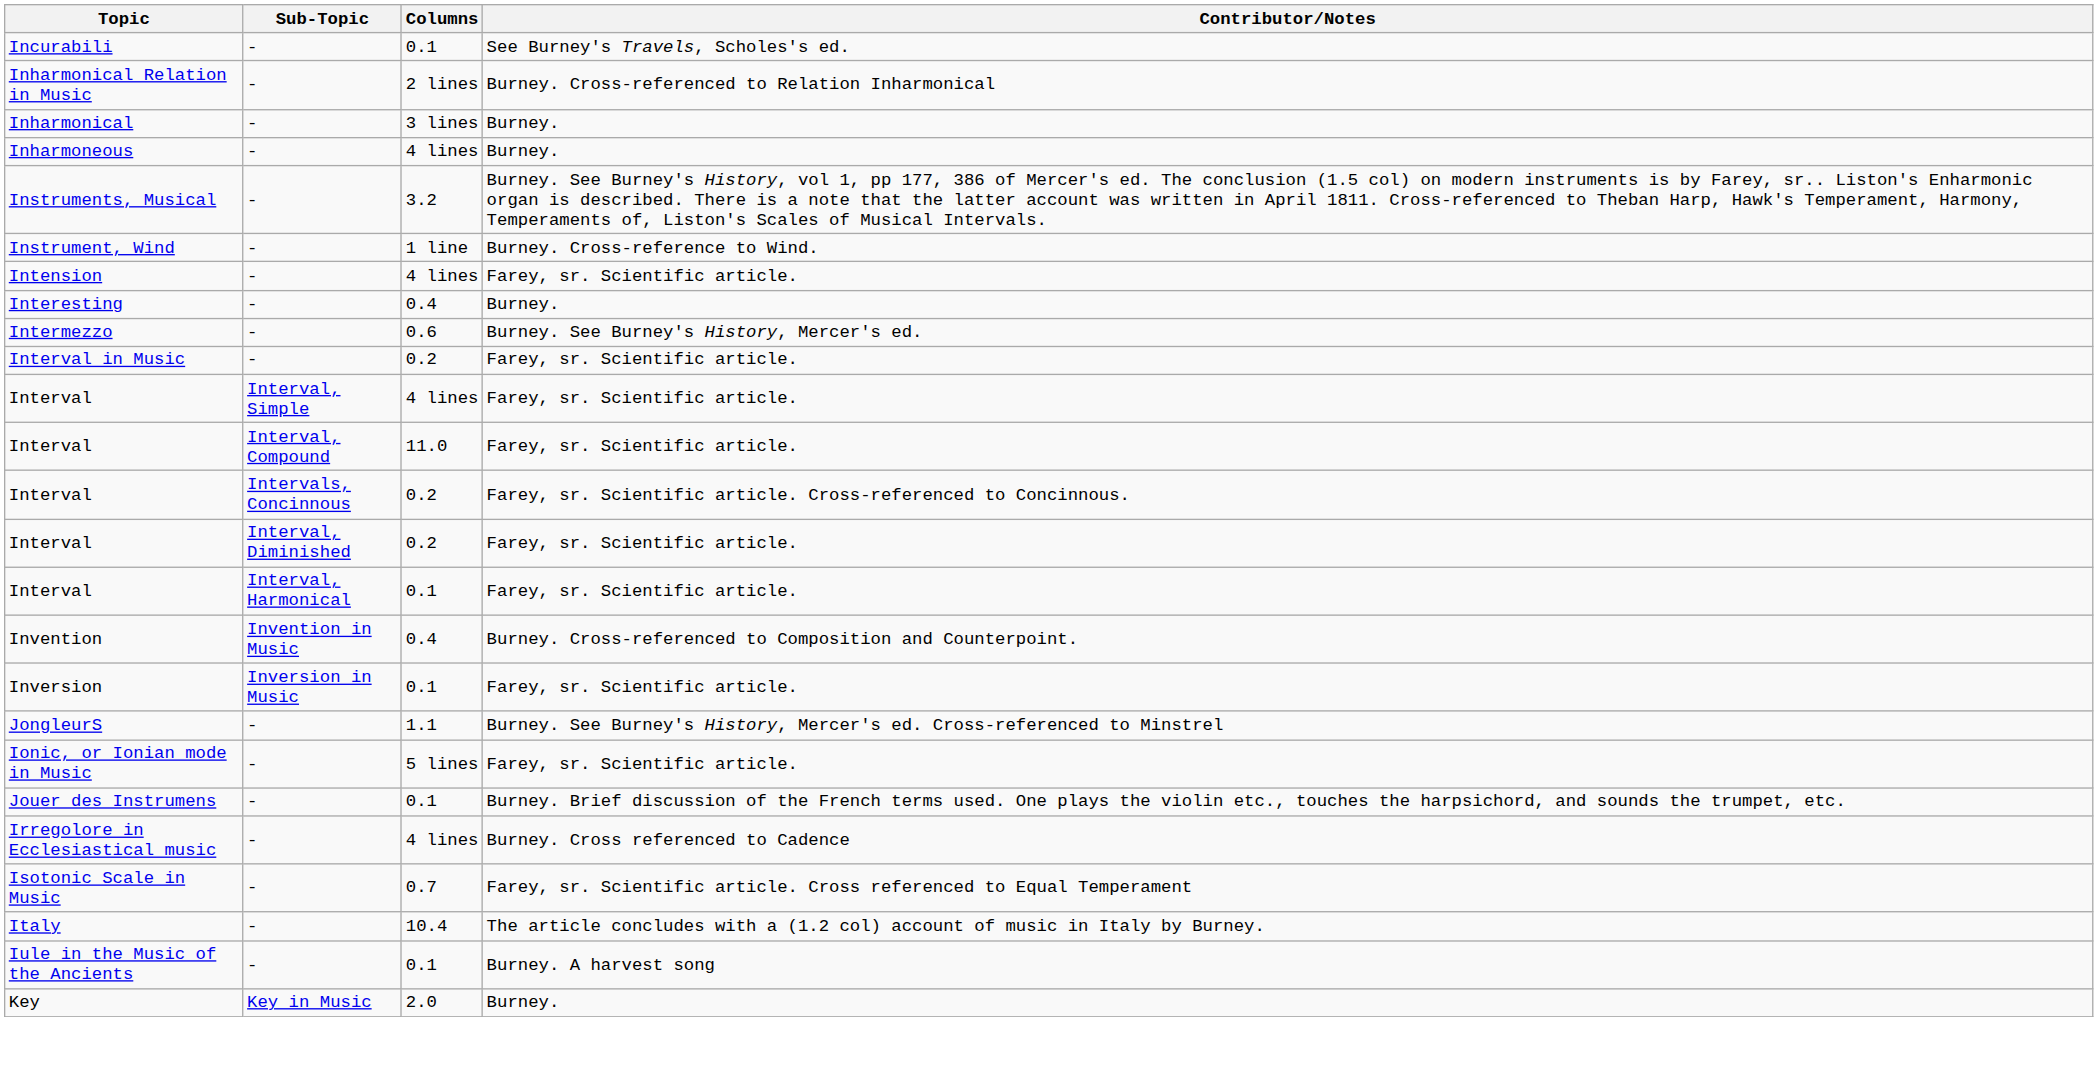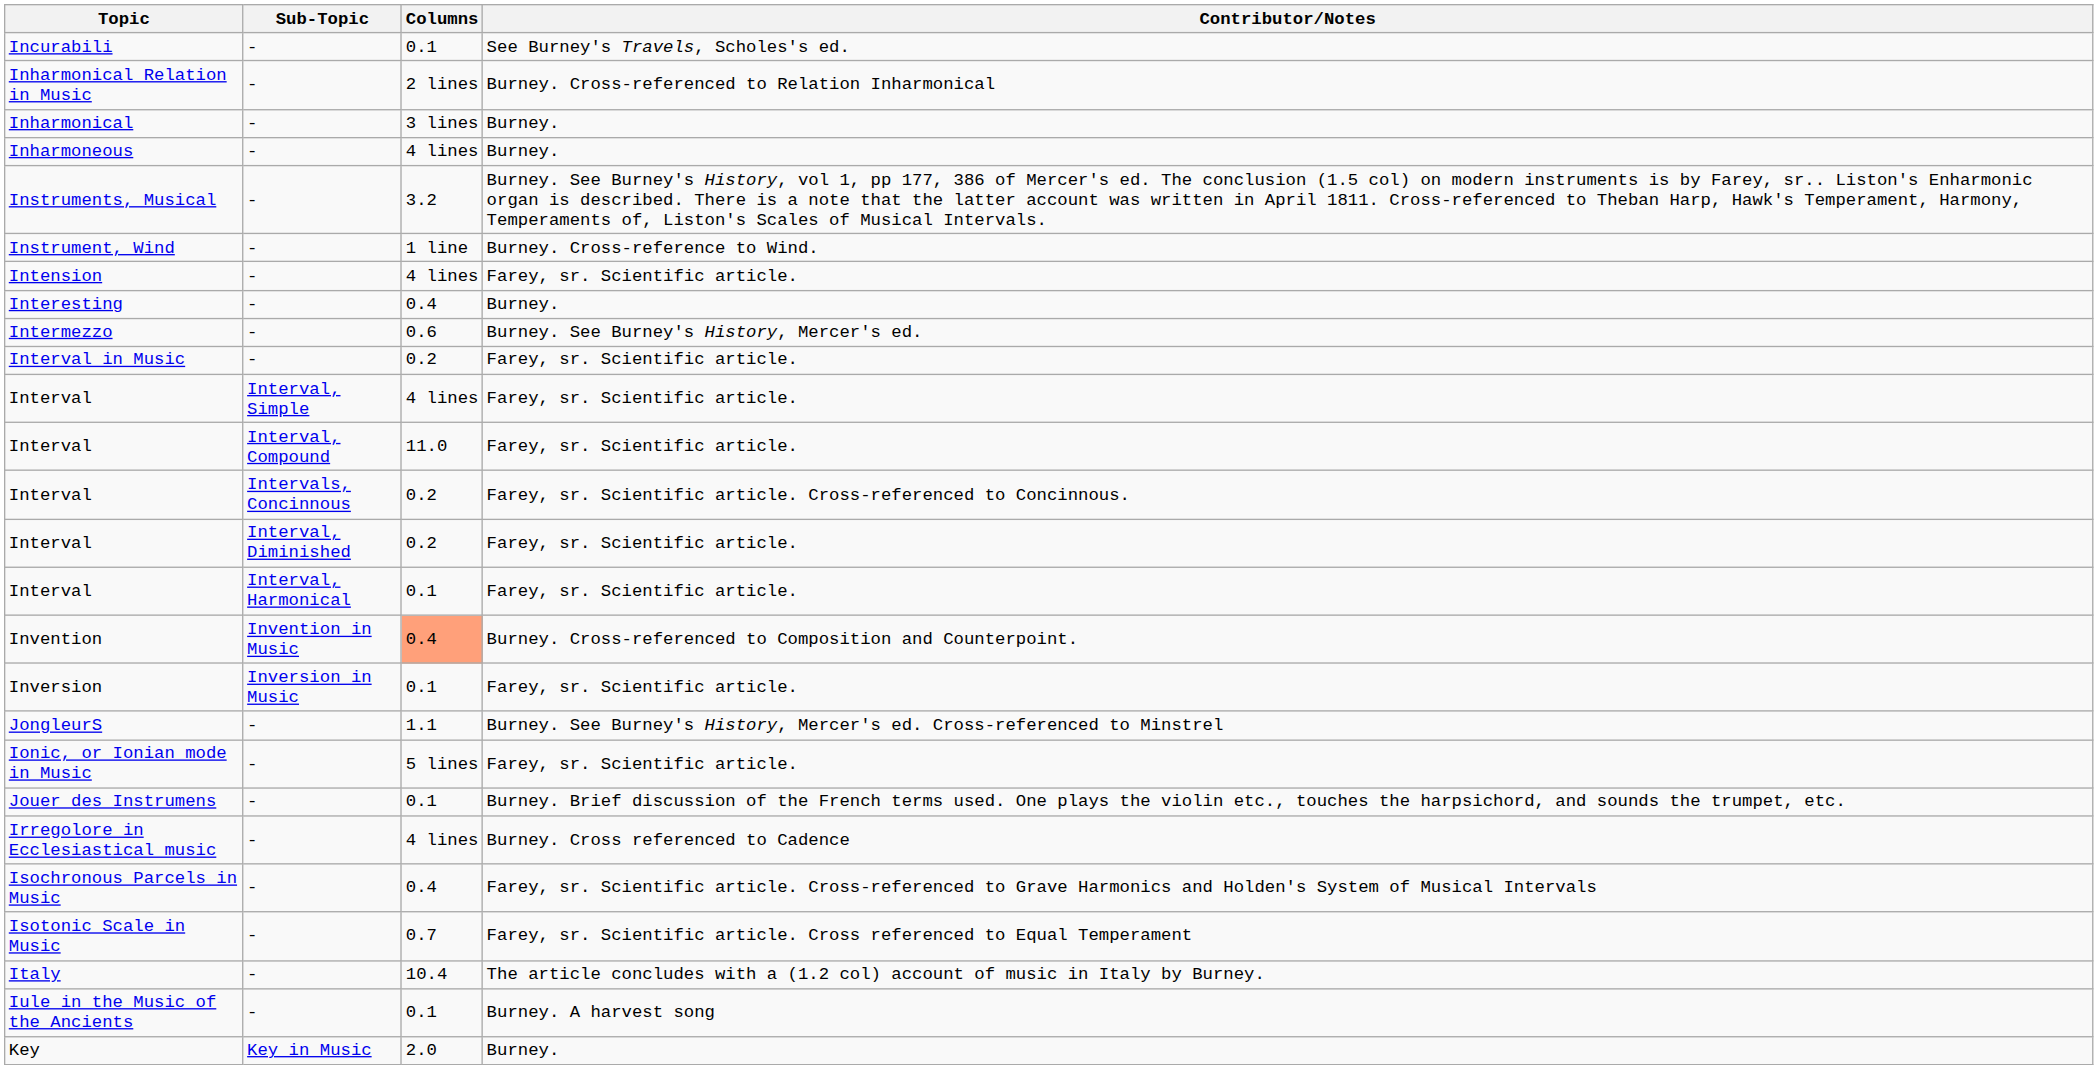(421, 639) no background -> (421, 639) lightsalmon background
+ row: (123, 888)
